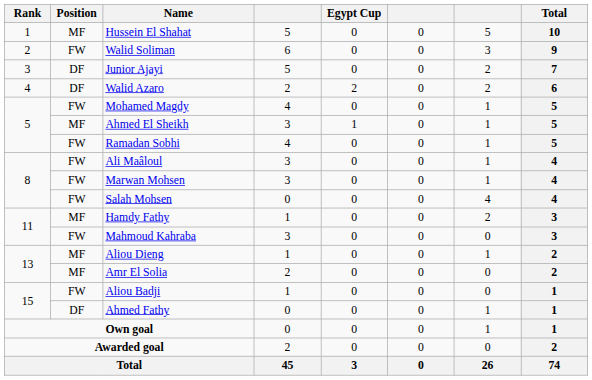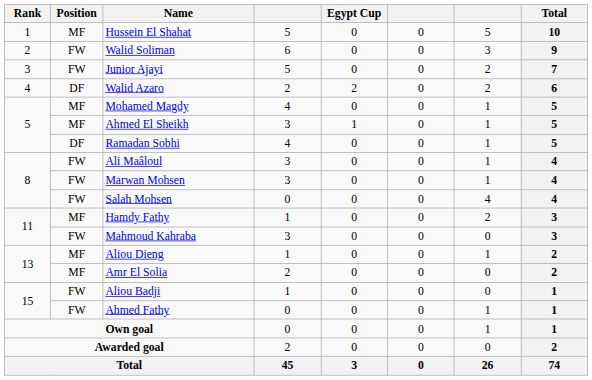(77, 69) DF -> (77, 69) FW
(77, 106) FW -> (77, 106) MF
(77, 143) FW -> (77, 143) DF
(77, 310) DF -> (77, 310) FW
